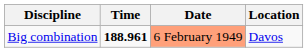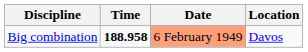(126, 36) 188.961 -> (126, 36) 188.958
